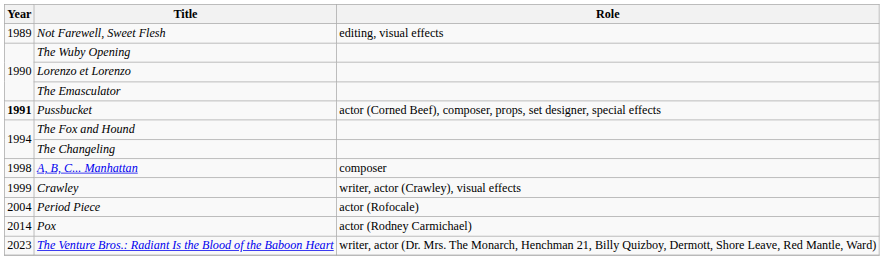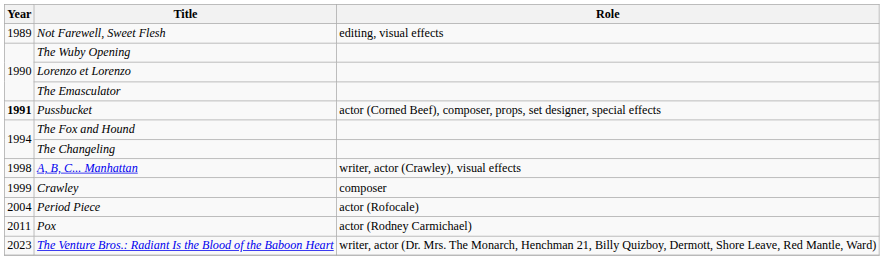(363, 168) composer -> (430, 168) writer, actor (Crawley), visual effects
(430, 187) writer, actor (Crawley), visual effects -> (363, 187) composer
(19, 226) 2014 -> (19, 226) 2011
